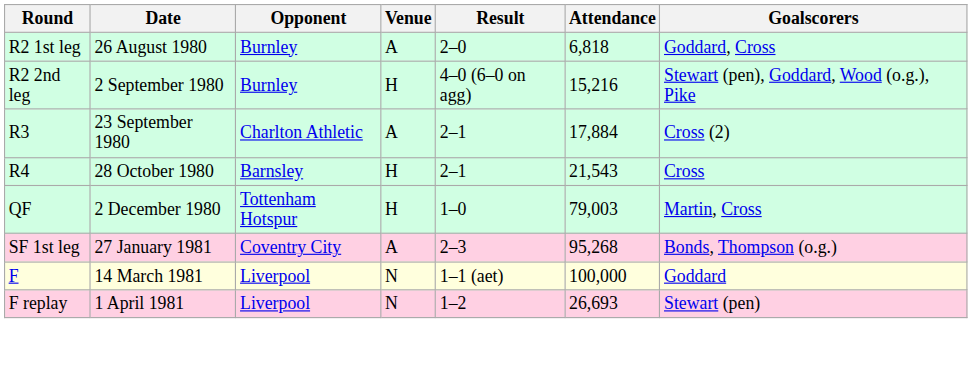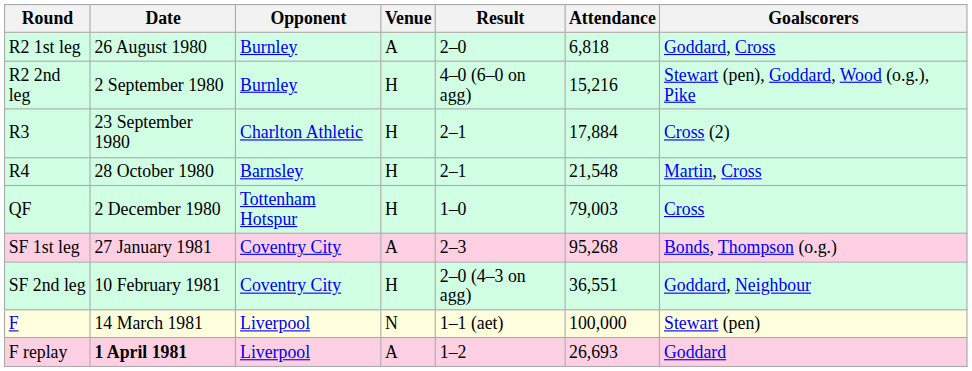(391, 133) A -> (391, 133) H
(593, 171) 21,543 -> (593, 171) 21,548
(684, 171) Cross -> (713, 171) Martin, Cross
(713, 209) Martin, Cross -> (684, 209) Cross
+ row: (47, 285)
(695, 275) Goddard -> (712, 323) Stewart (pen)
(139, 303) normal -> (141, 351) bold
(391, 303) N -> (391, 351) A
(712, 303) Stewart (pen) -> (695, 351) Goddard
